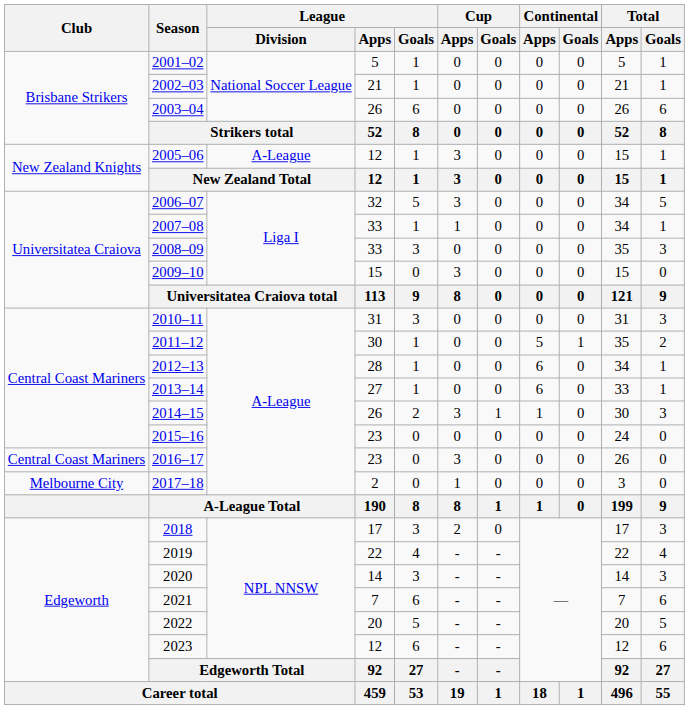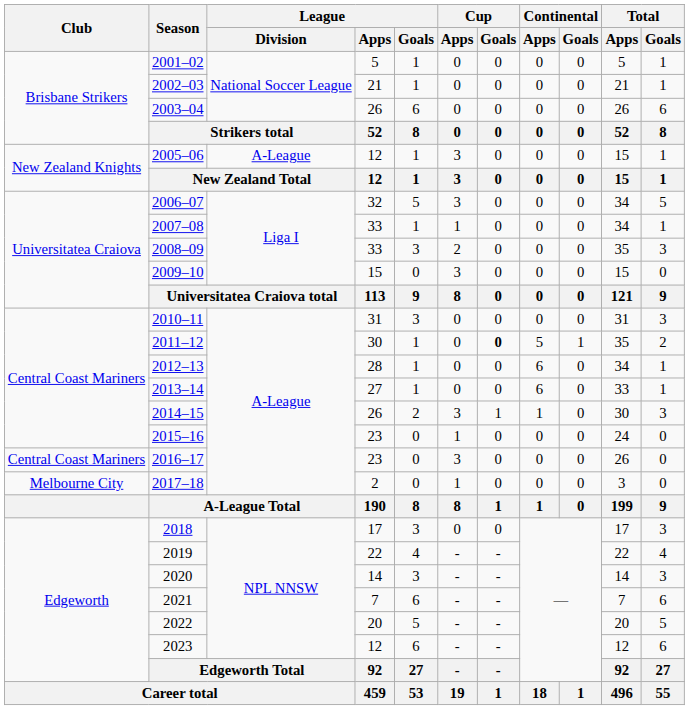(457, 249) 0 -> (457, 249) 2
(498, 343) normal -> (498, 343) bold
(457, 436) 0 -> (457, 436) 1
(457, 529) 2 -> (457, 529) 0
